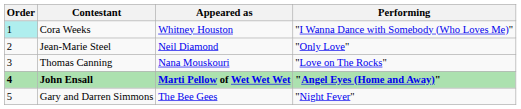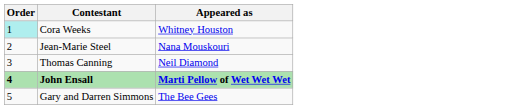- column: (404, 12)
(188, 46) Neil Diamond -> (194, 46) Nana Mouskouri
(194, 63) Nana Mouskouri -> (188, 63) Neil Diamond
